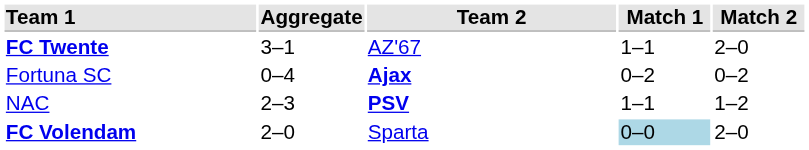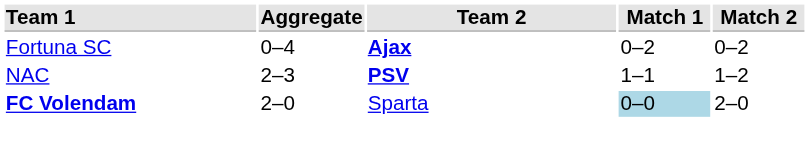- row: (57, 47)
